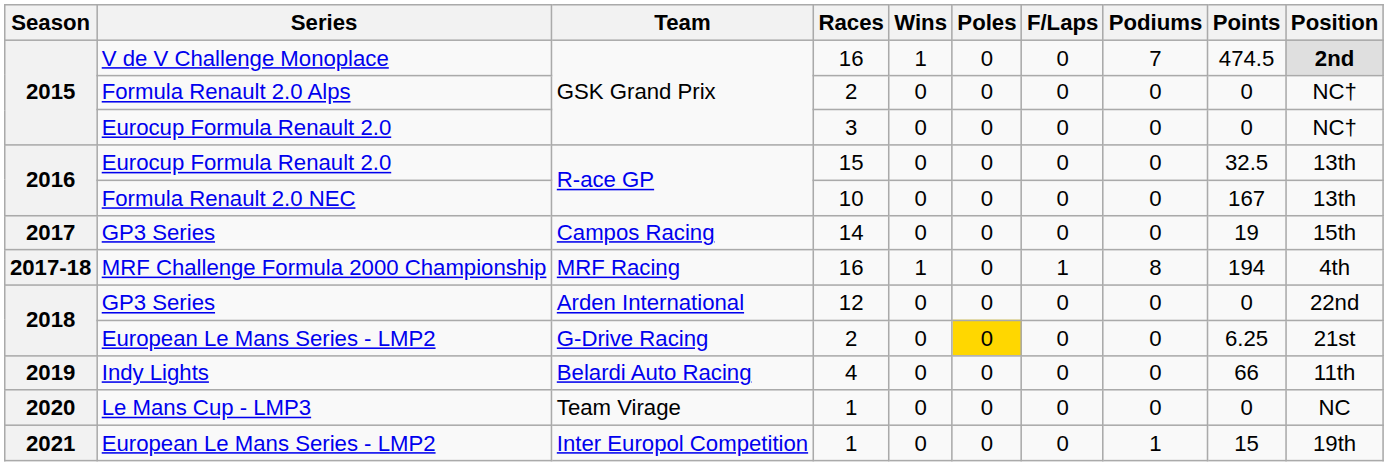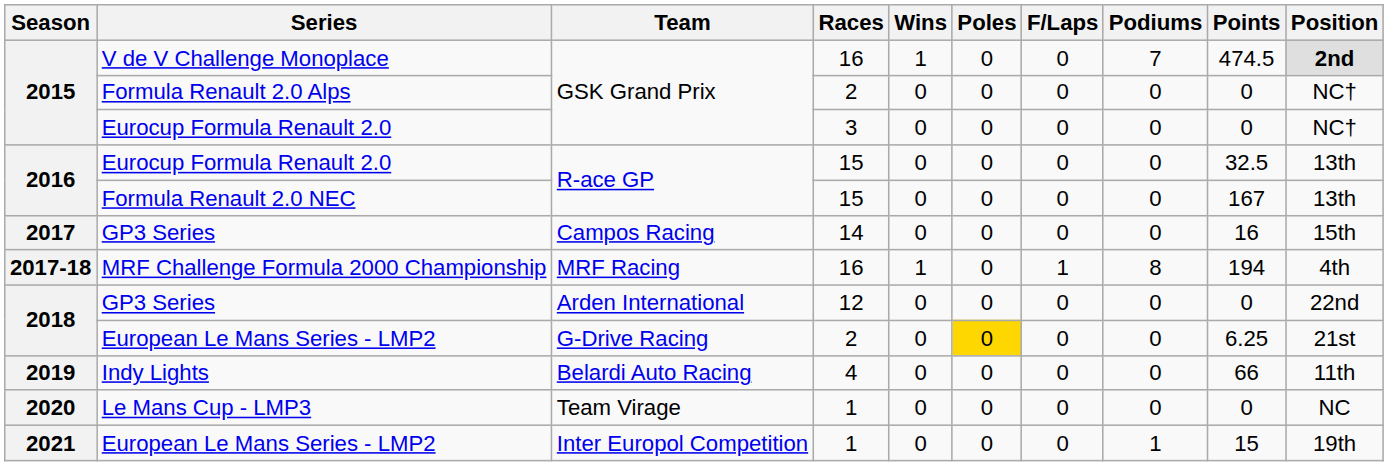(851, 198) 10 -> (851, 198) 15
(1247, 233) 19 -> (1247, 233) 16
